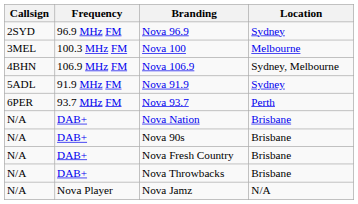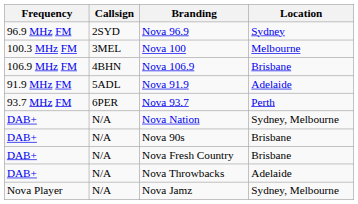columns swapped: (29, 13) <-> (97, 13)
(295, 66) Sydney, Melbourne -> (271, 66) Brisbane
(268, 84) Sydney -> (272, 84) Adelaide
(271, 119) Brisbane -> (295, 119) Sydney, Melbourne
(271, 173) Brisbane -> (272, 173) Adelaide
(261, 191) N/A -> (295, 191) Sydney, Melbourne
